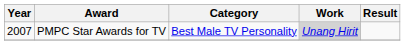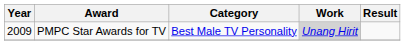(19, 31) 2007 -> (19, 31) 2009
